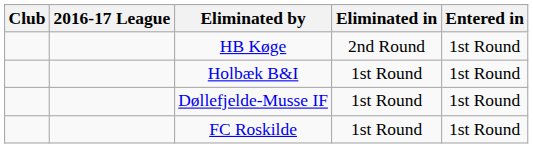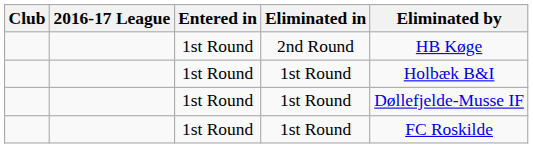columns swapped: (485, 18) <-> (253, 18)
